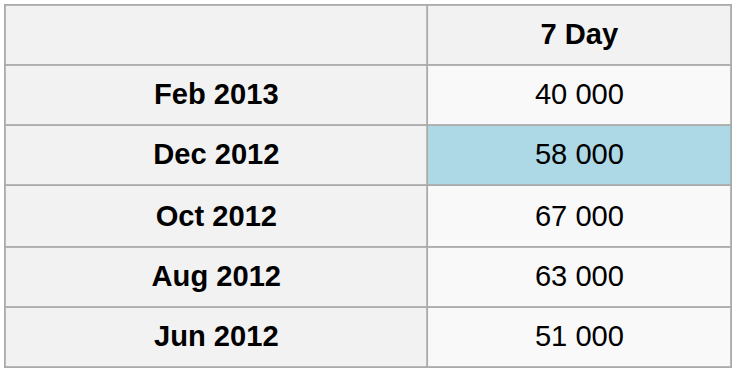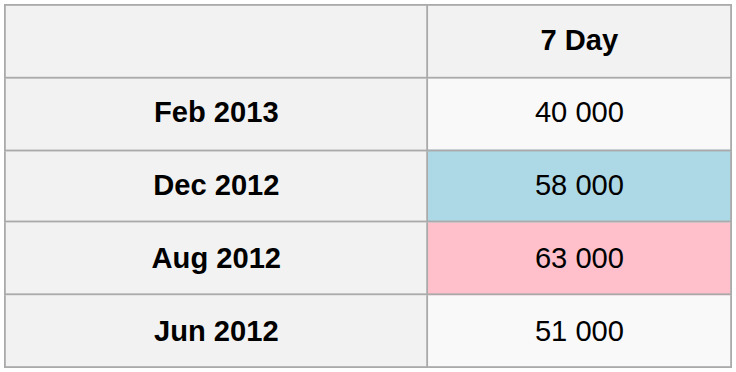- row: (216, 215)
(579, 276) no background -> (579, 257) pink background
